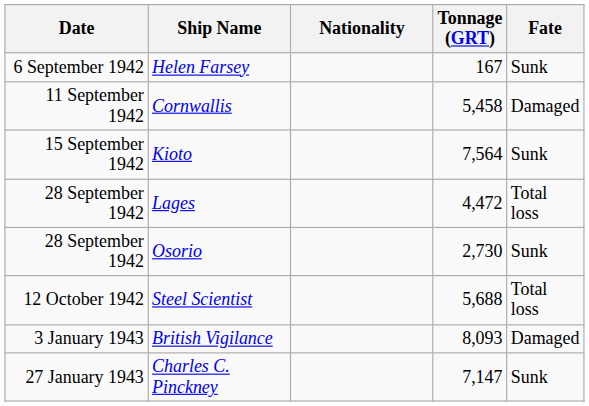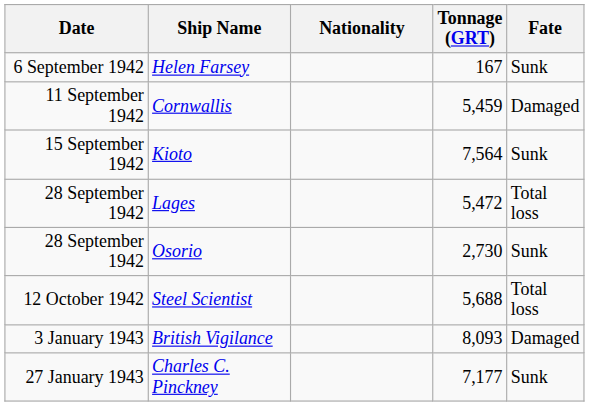(482, 105) 5,458 -> (482, 105) 5,459
(482, 202) 4,472 -> (482, 202) 5,472
(482, 377) 7,147 -> (482, 377) 7,177
